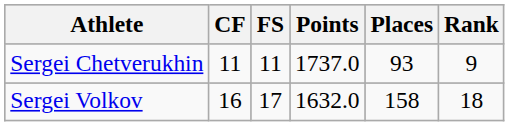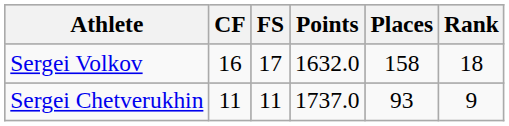rows swapped: (76, 101) <-> (107, 62)
